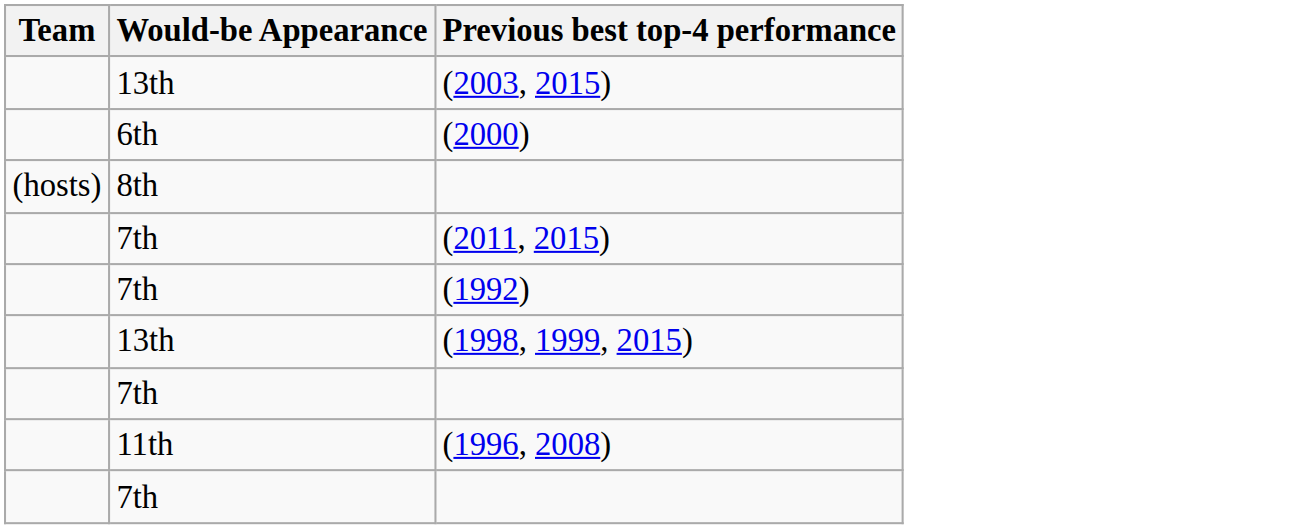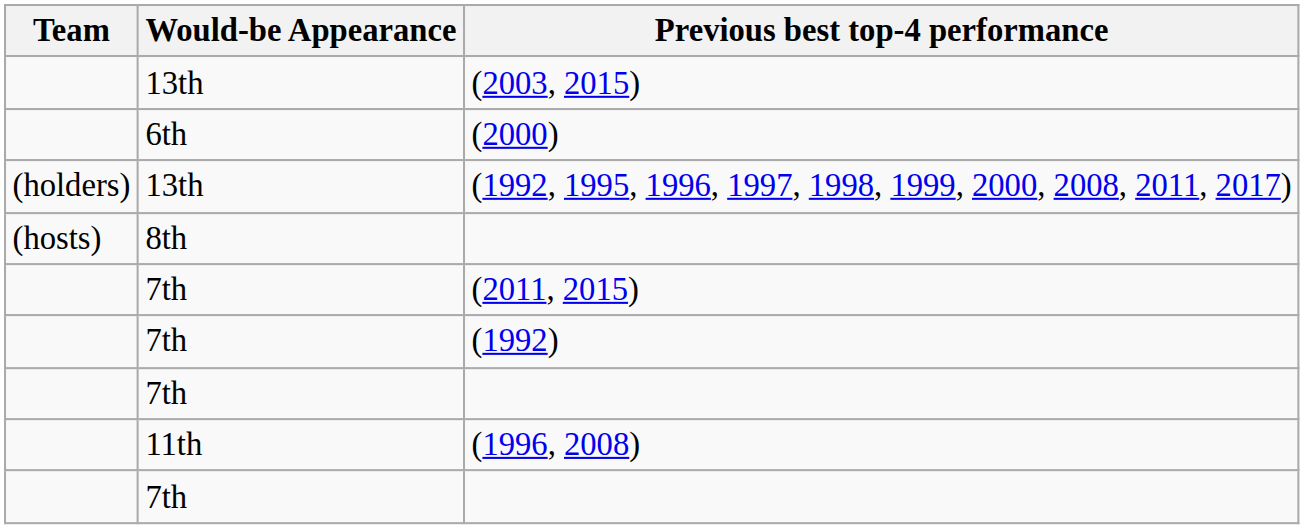+ row: (174, 185)
- row: (145, 340)
